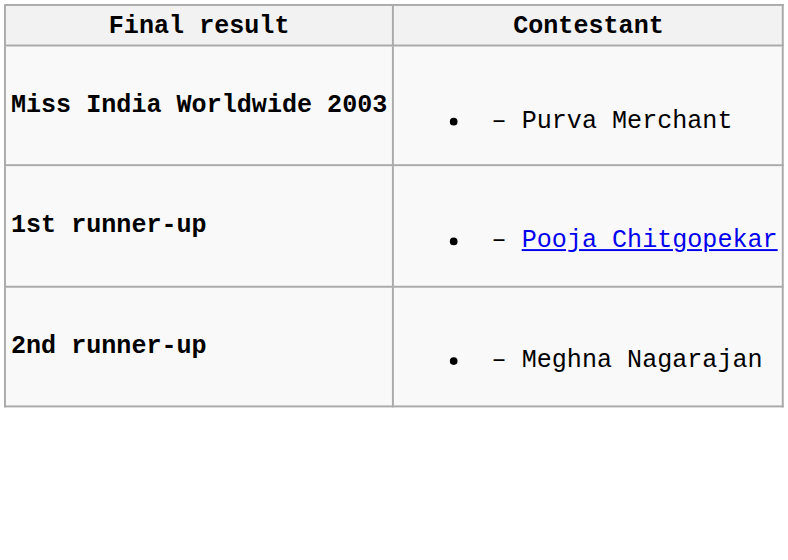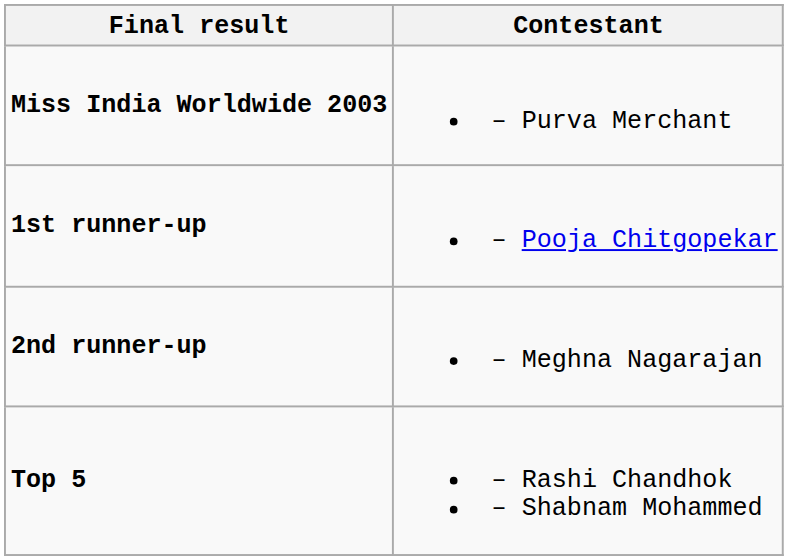+ row: (49, 480)
